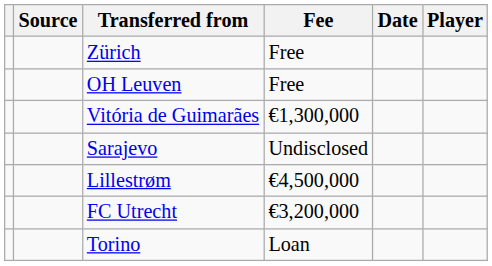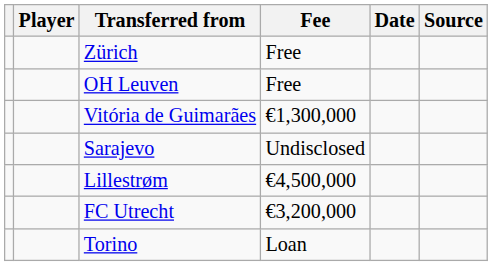columns swapped: (455, 20) <-> (48, 20)
